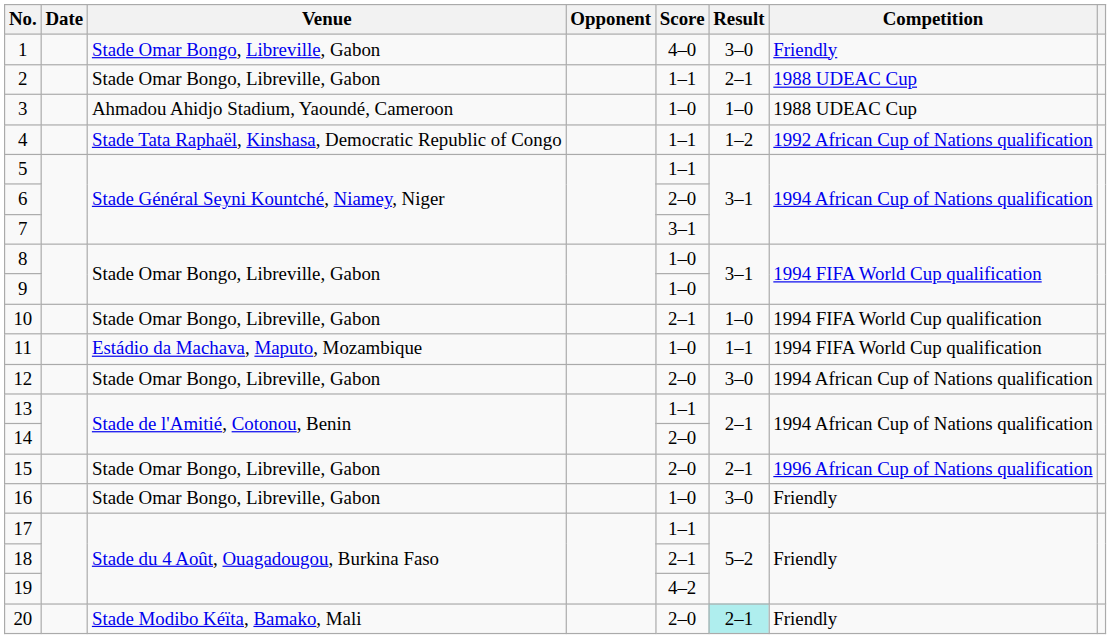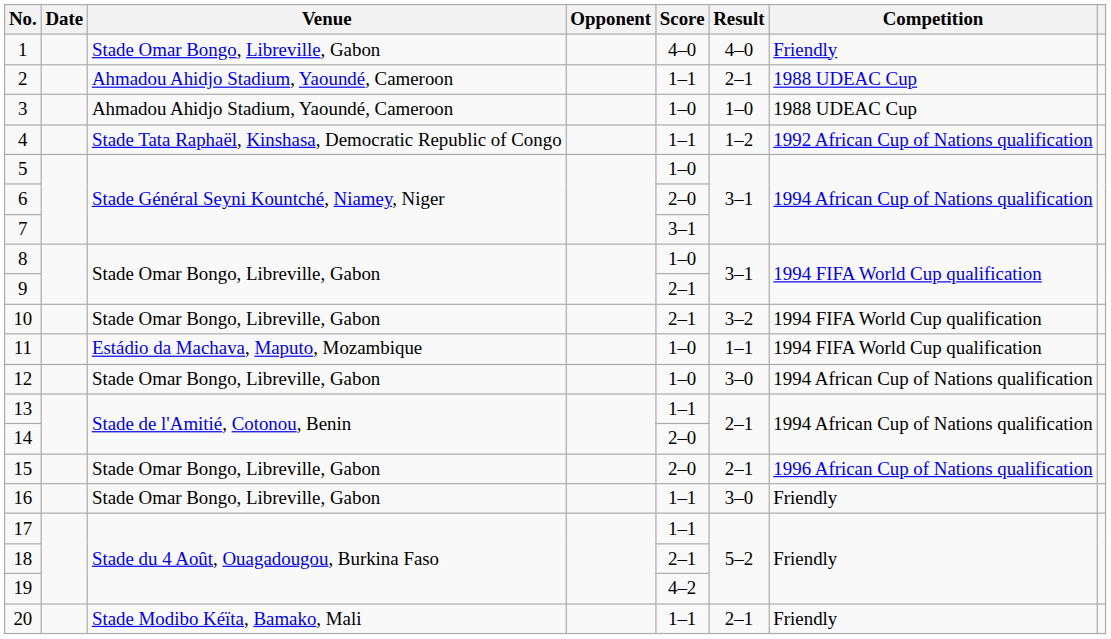(739, 49) 3–0 -> (739, 49) 4–0
(236, 79) Stade Omar Bongo, Libreville, Gabon -> (273, 79) Ahmadou Ahidjo Stadium, Yaoundé, Cameroon
(682, 169) 1–1 -> (682, 169) 1–0
(682, 288) 1–0 -> (682, 288) 2–1
(739, 318) 1–0 -> (739, 318) 3–2
(682, 378) 2–0 -> (682, 378) 1–0
(682, 498) 1–0 -> (682, 498) 1–1
(682, 618) 2–0 -> (682, 618) 1–1
(739, 618) paleturquoise background -> (739, 618) no background
